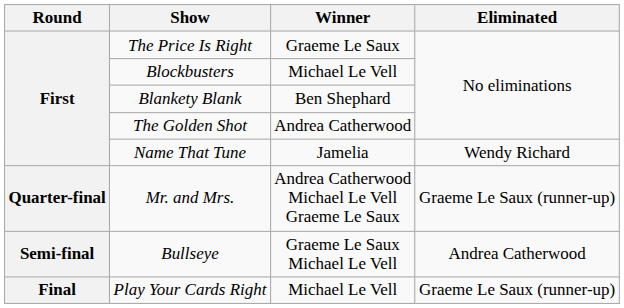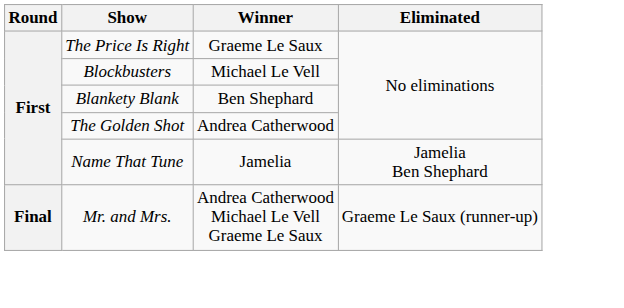(517, 152) Wendy Richard -> (440, 161) Jamelia Ben Shephard
(57, 198) Quarter-final -> (33, 217) Final
- row: (190, 253)
- row: (190, 290)
